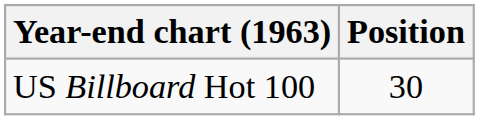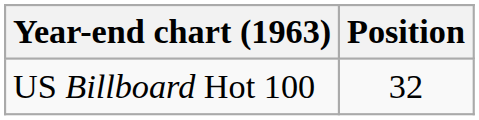(406, 85) 30 -> (406, 85) 32
